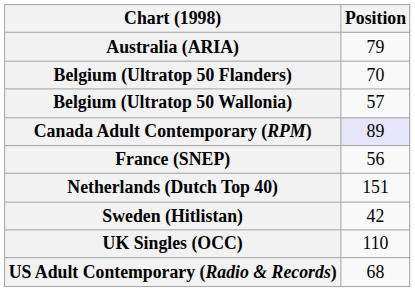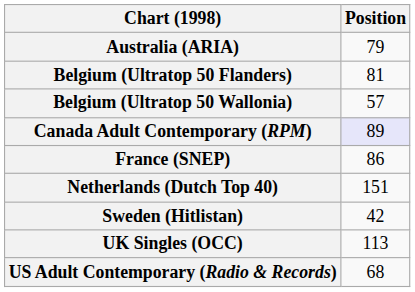(376, 74) 70 -> (376, 74) 81
(376, 159) 56 -> (376, 159) 86
(376, 243) 110 -> (376, 243) 113
